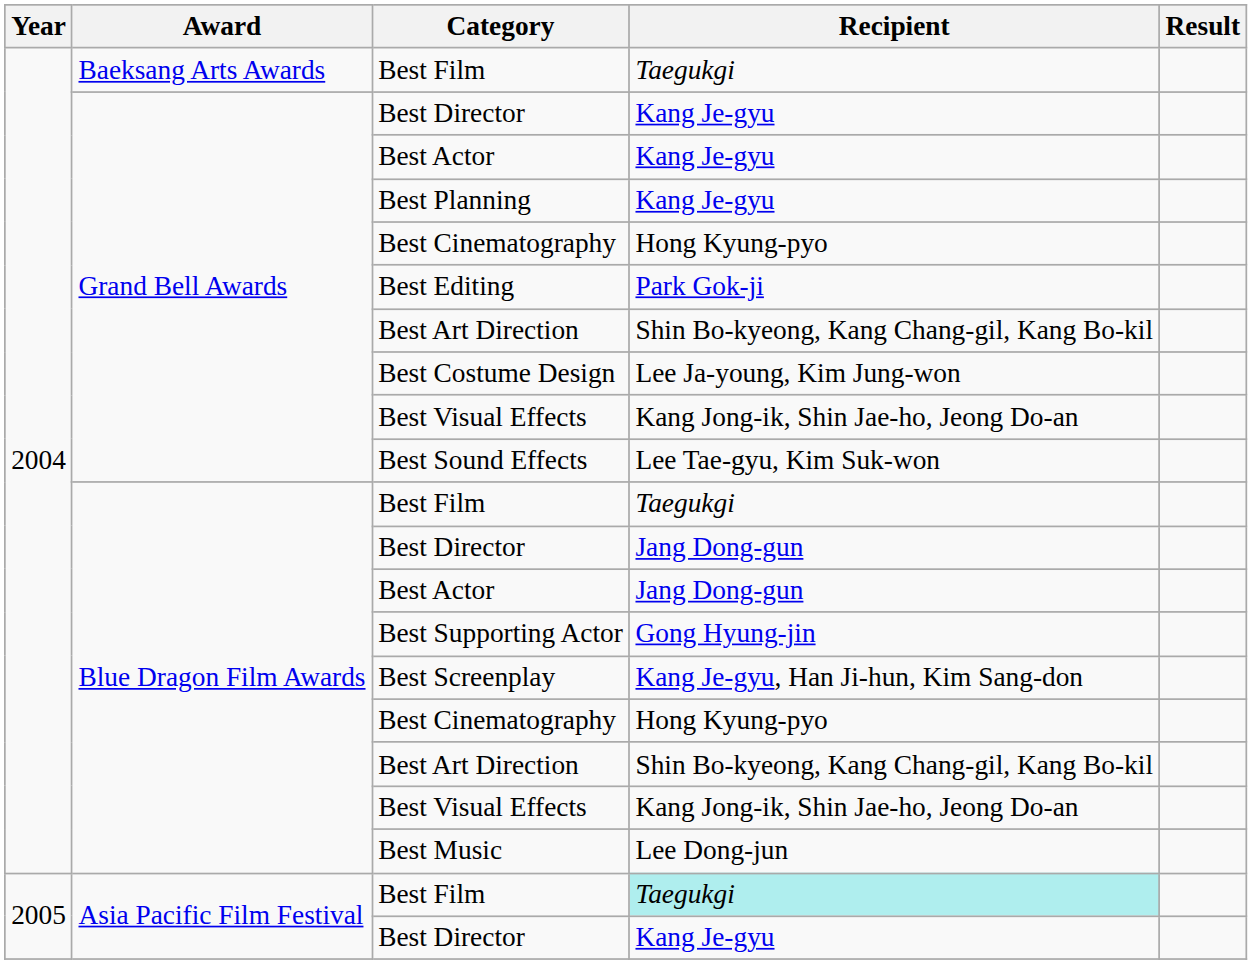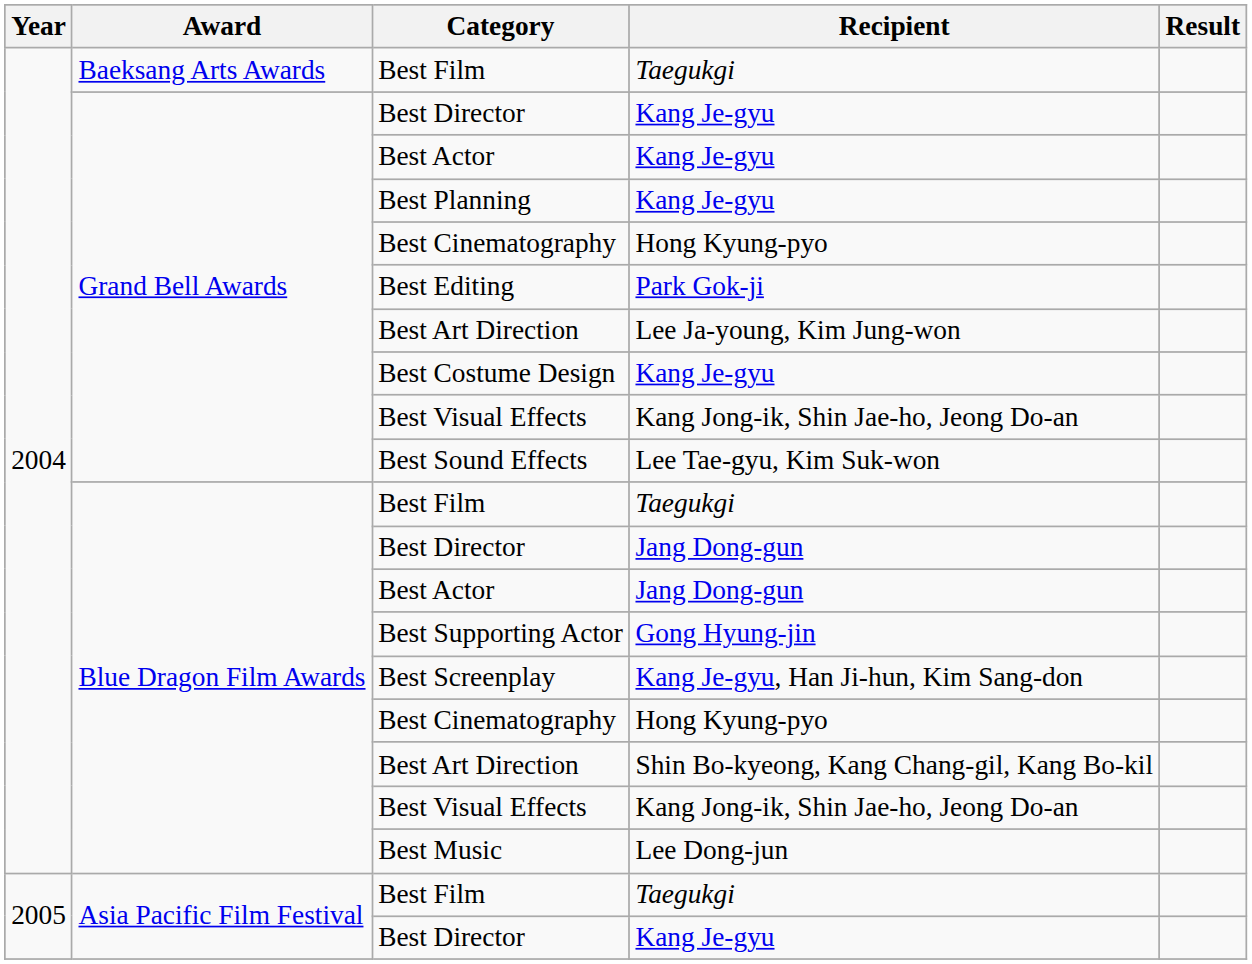(894, 329) Shin Bo-kyeong, Kang Chang-gil, Kang Bo-kil -> (798, 329) Lee Ja-young, Kim Jung-won
(798, 373) Lee Ja-young, Kim Jung-won -> (705, 373) Kang Je-gyu
(685, 894) paleturquoise background -> (685, 894) no background
